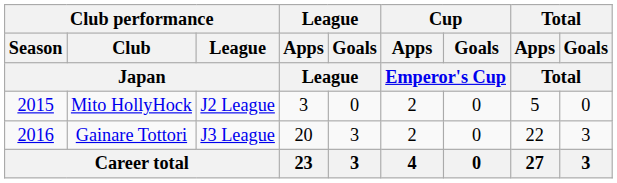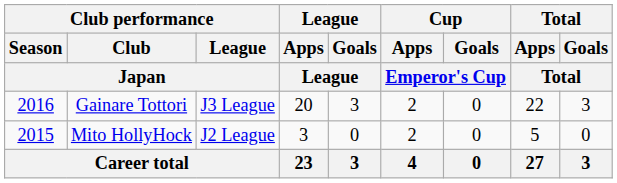rows swapped: (131, 105) <-> (131, 134)
